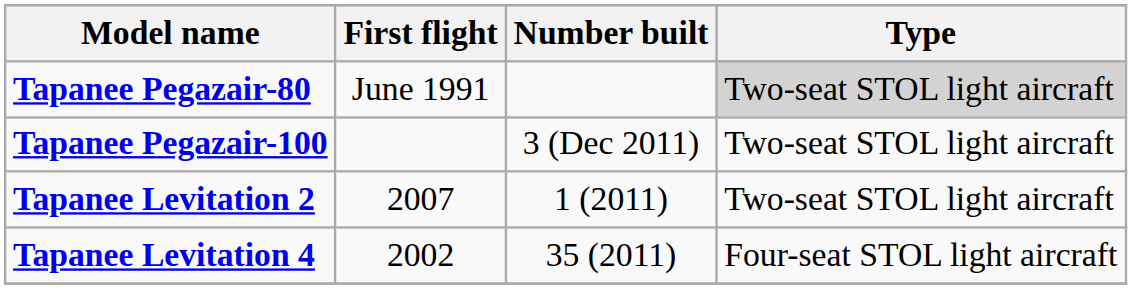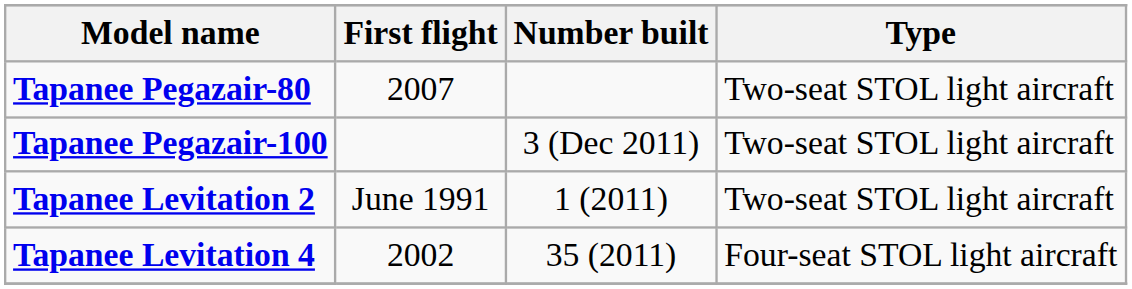(421, 88) June 1991 -> (421, 88) 2007
(919, 88) lightgrey background -> (919, 88) no background
(421, 199) 2007 -> (421, 199) June 1991
